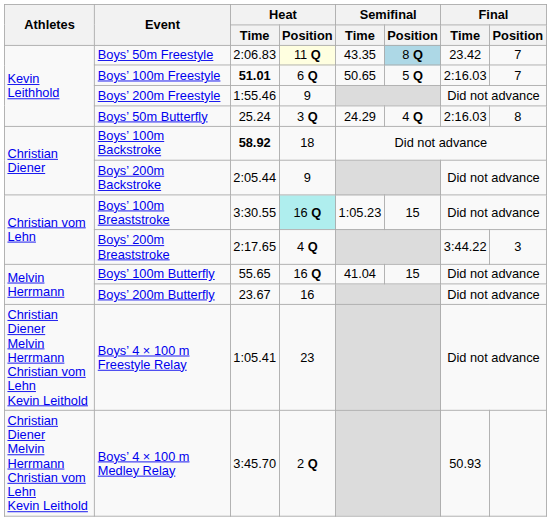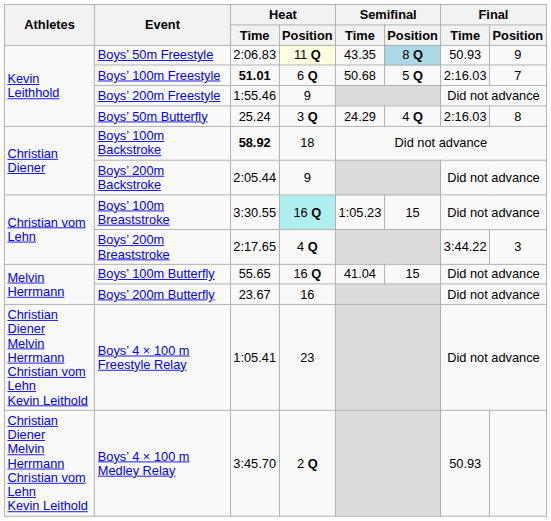(465, 55) 23.42 -> (465, 55) 50.93
(518, 55) 7 -> (518, 55) 9
(360, 76) 50.65 -> (360, 76) 50.68
